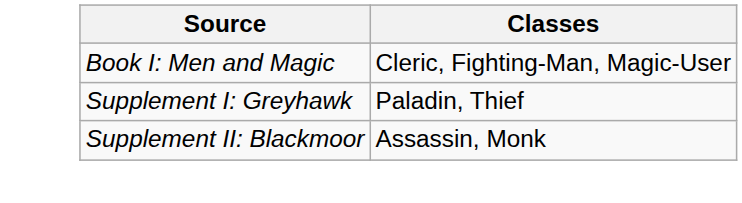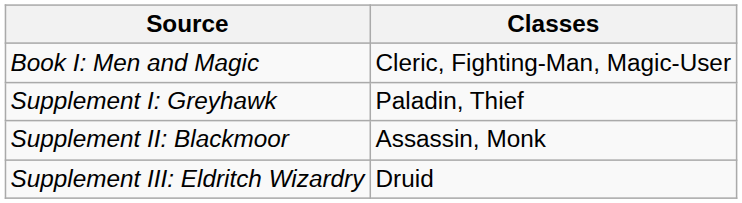+ row: (187, 178)
